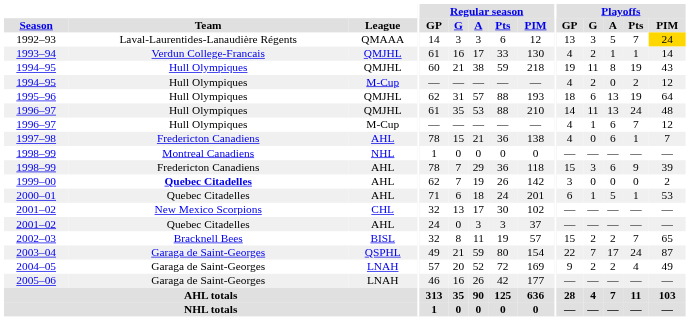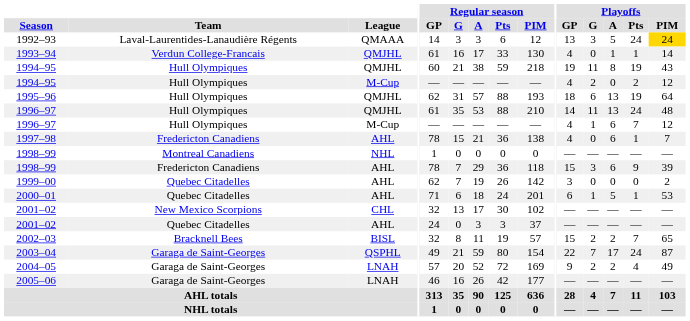(636, 39) 7 -> (636, 39) 24
(593, 53) 2 -> (593, 53) 0
(208, 181) bold -> (208, 181) normal
